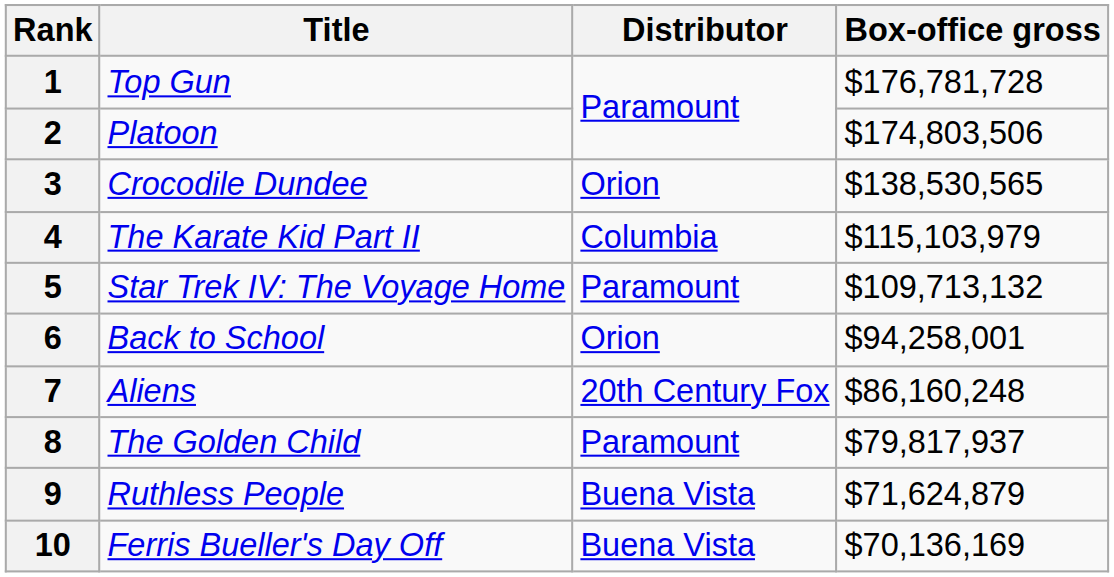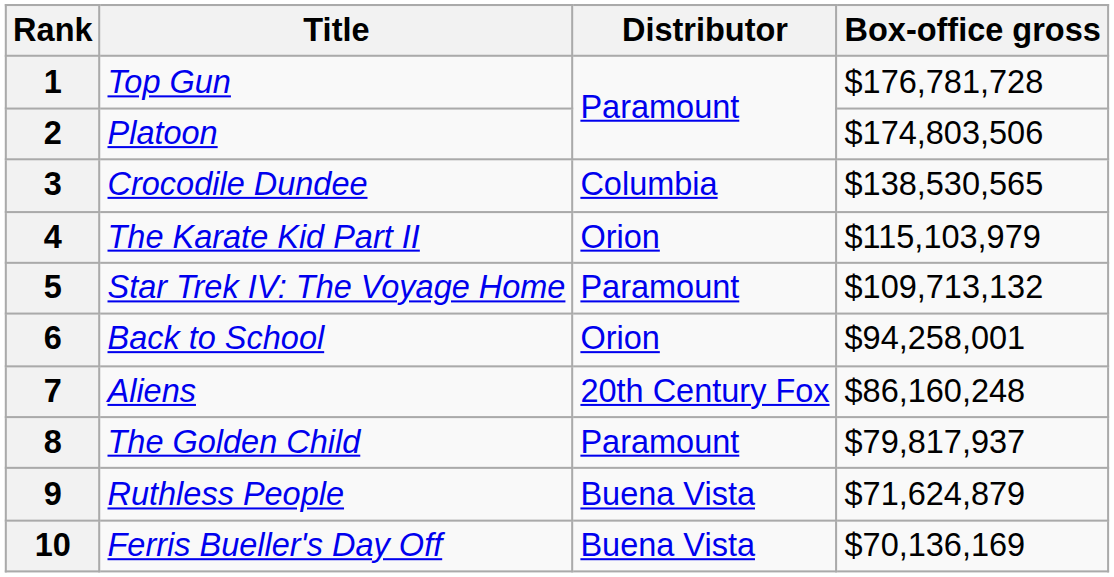(620, 184) Orion -> (649, 184) Columbia
(649, 236) Columbia -> (620, 236) Orion
